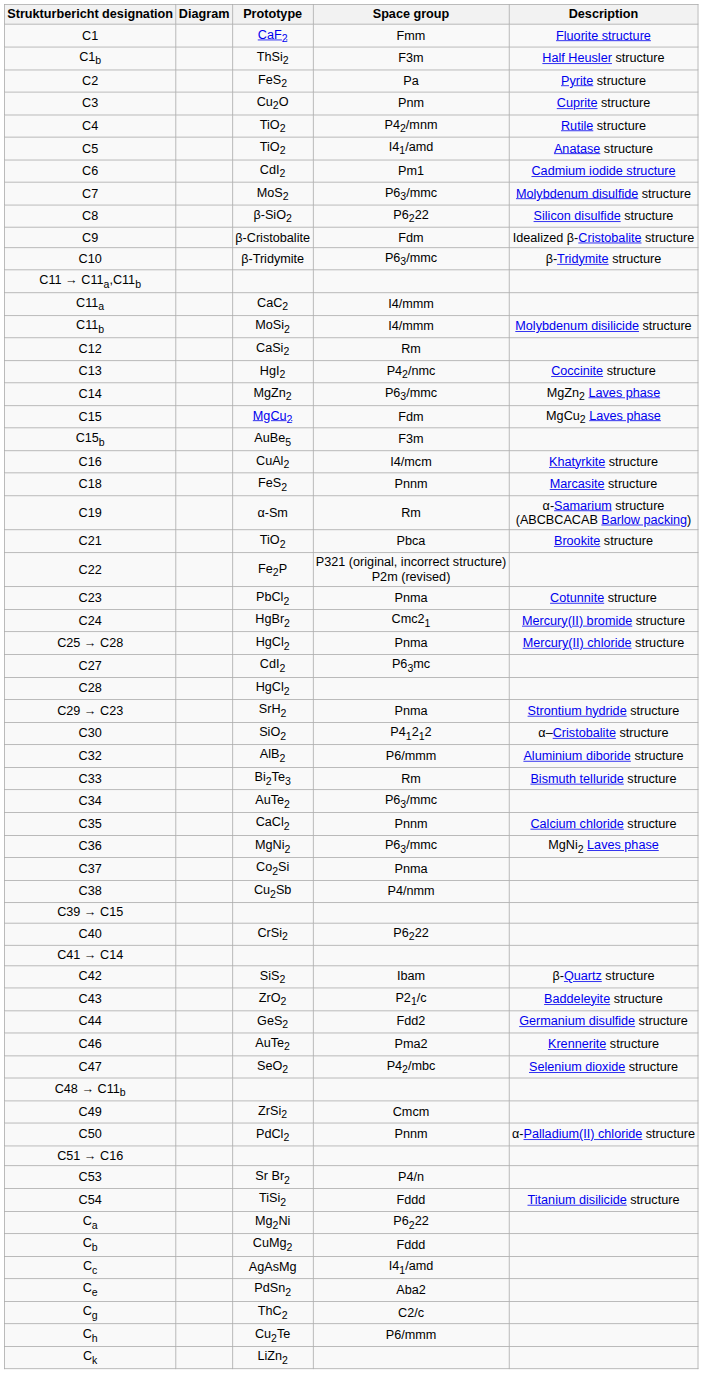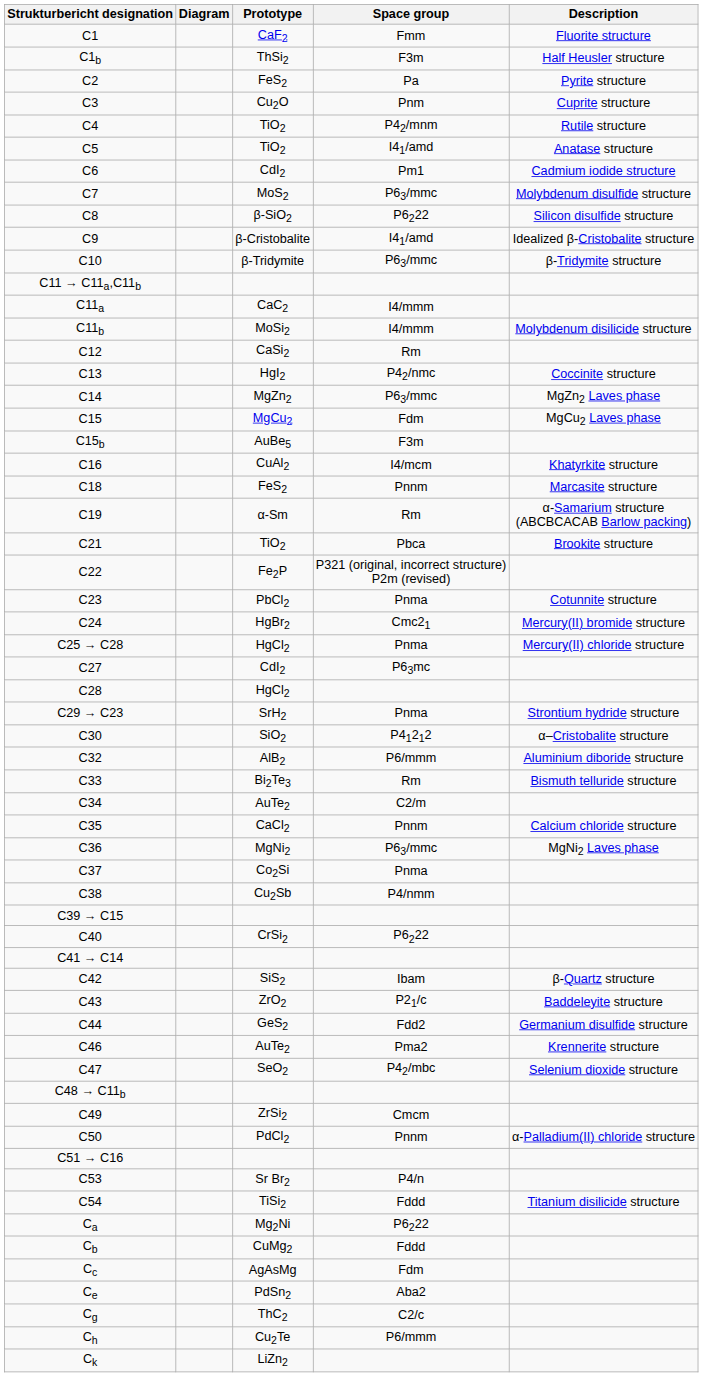(411, 237) Fdm -> (411, 239) I41/amd
(411, 801) P63/mmc -> (411, 803) C2/m
(411, 1268) I41/amd -> (411, 1270) Fdm
